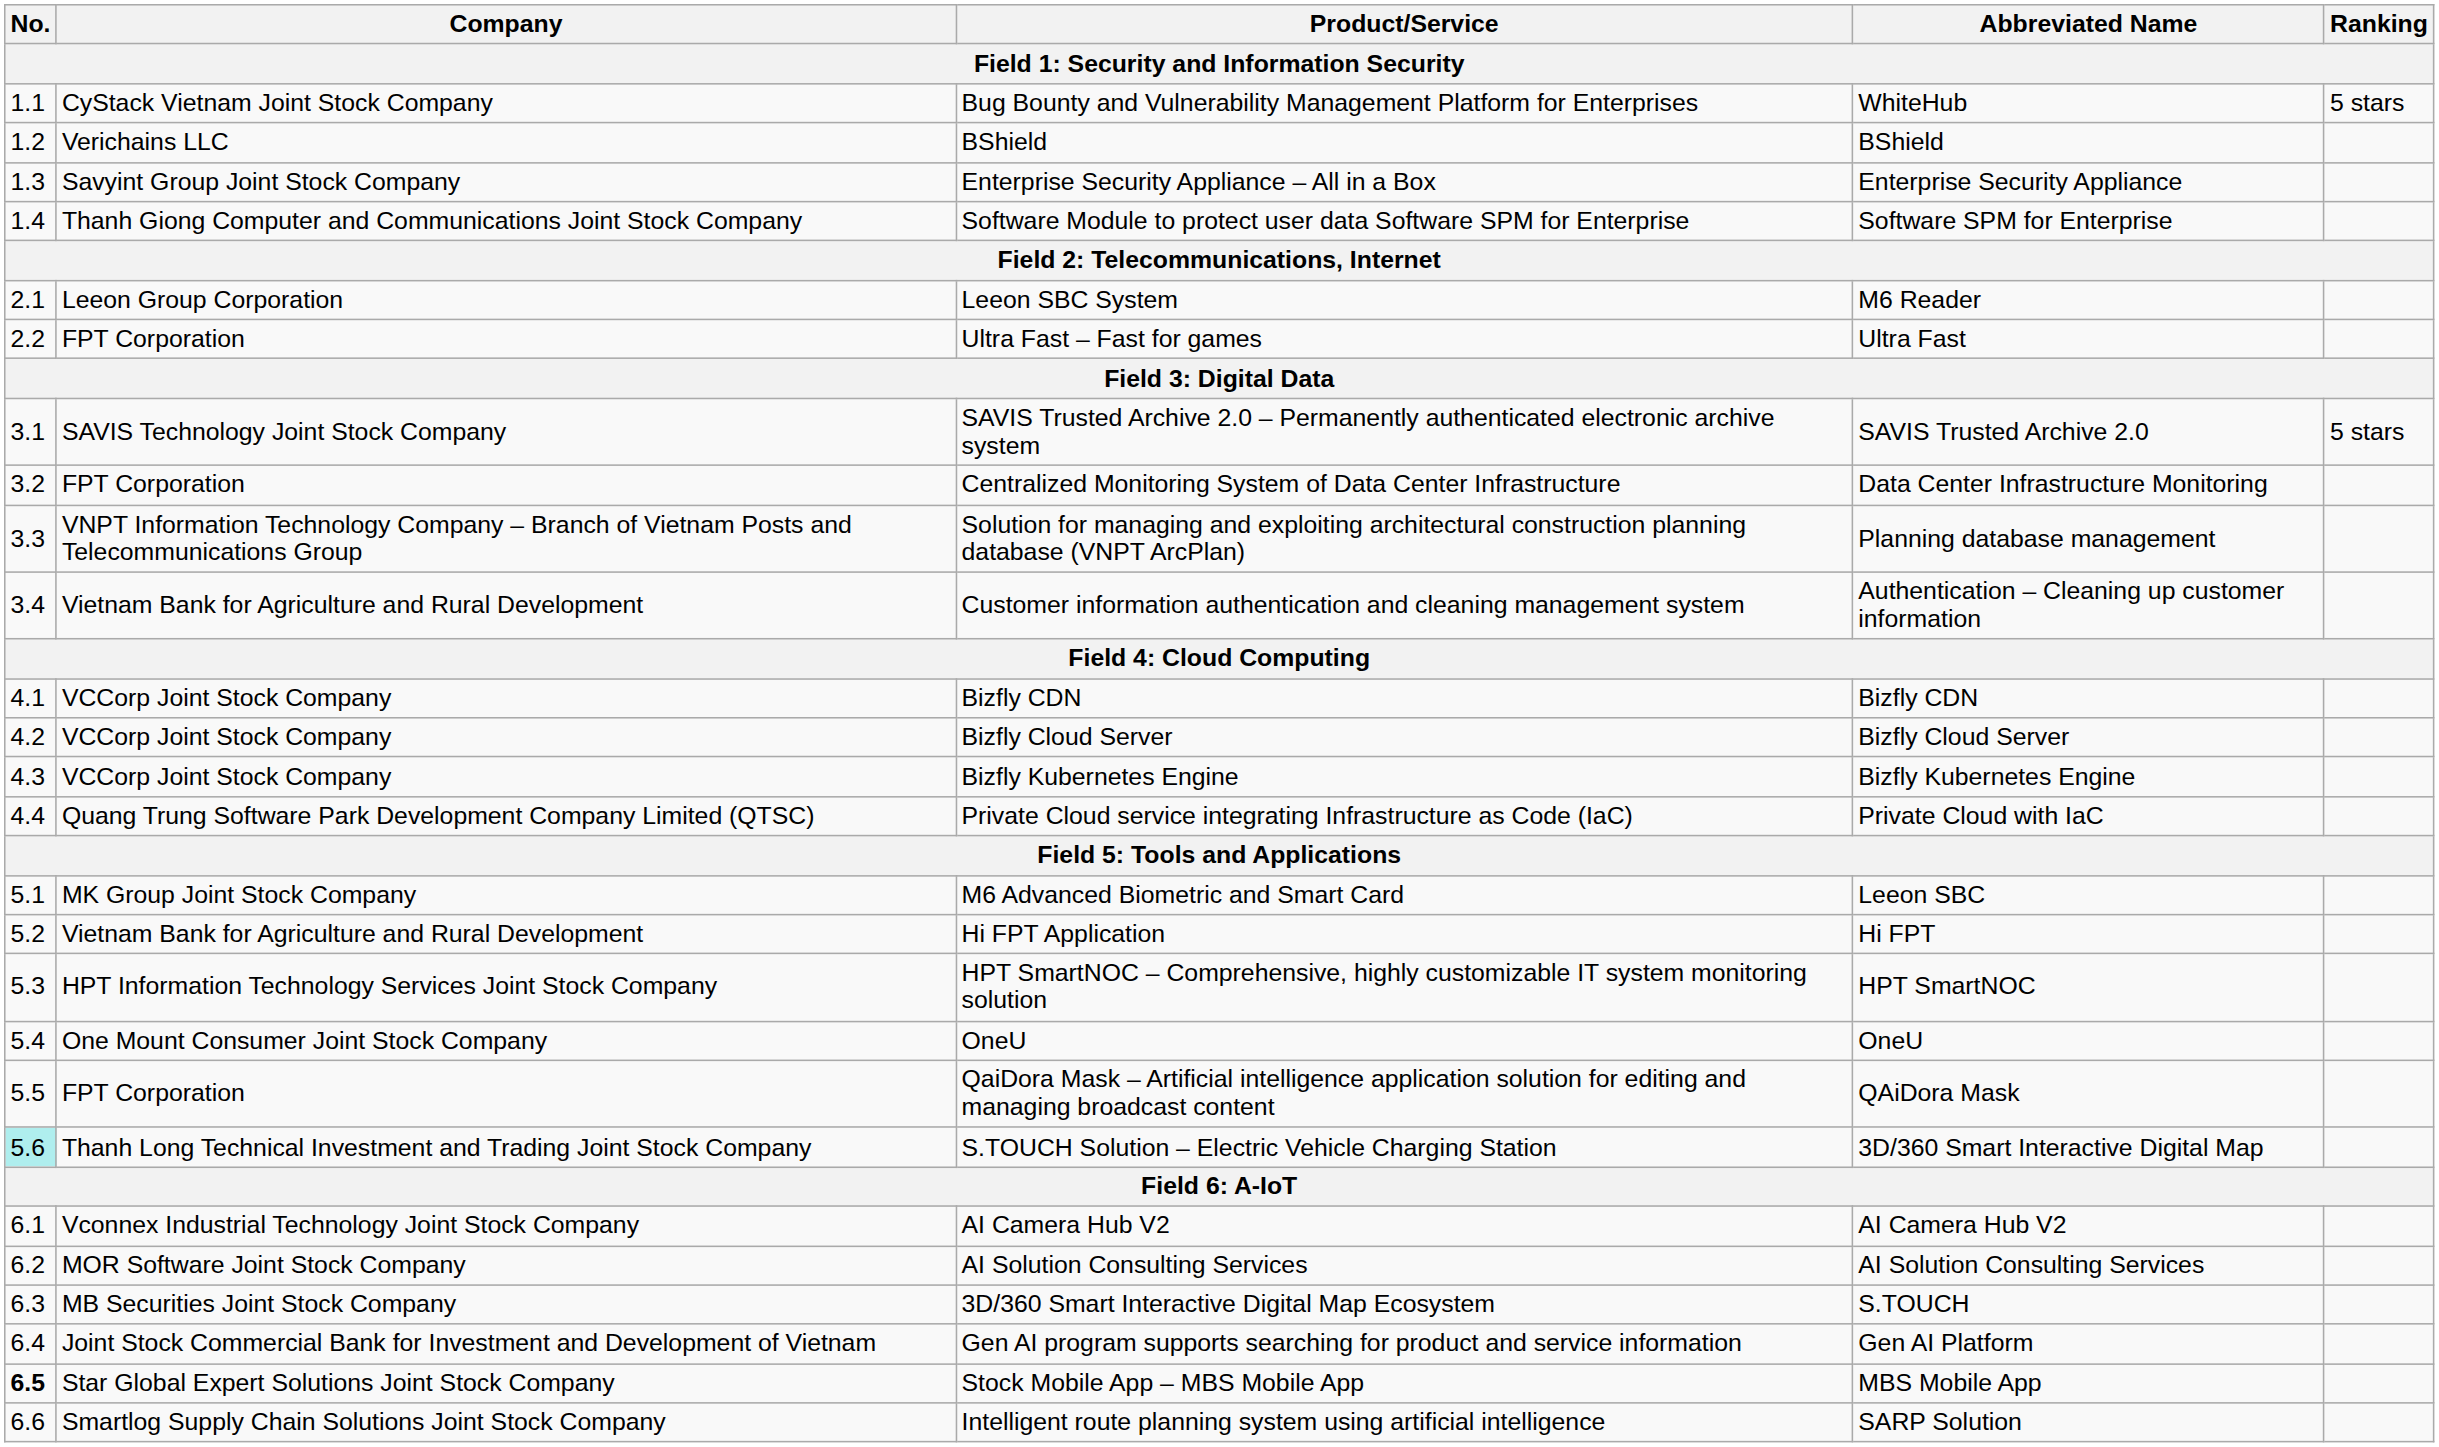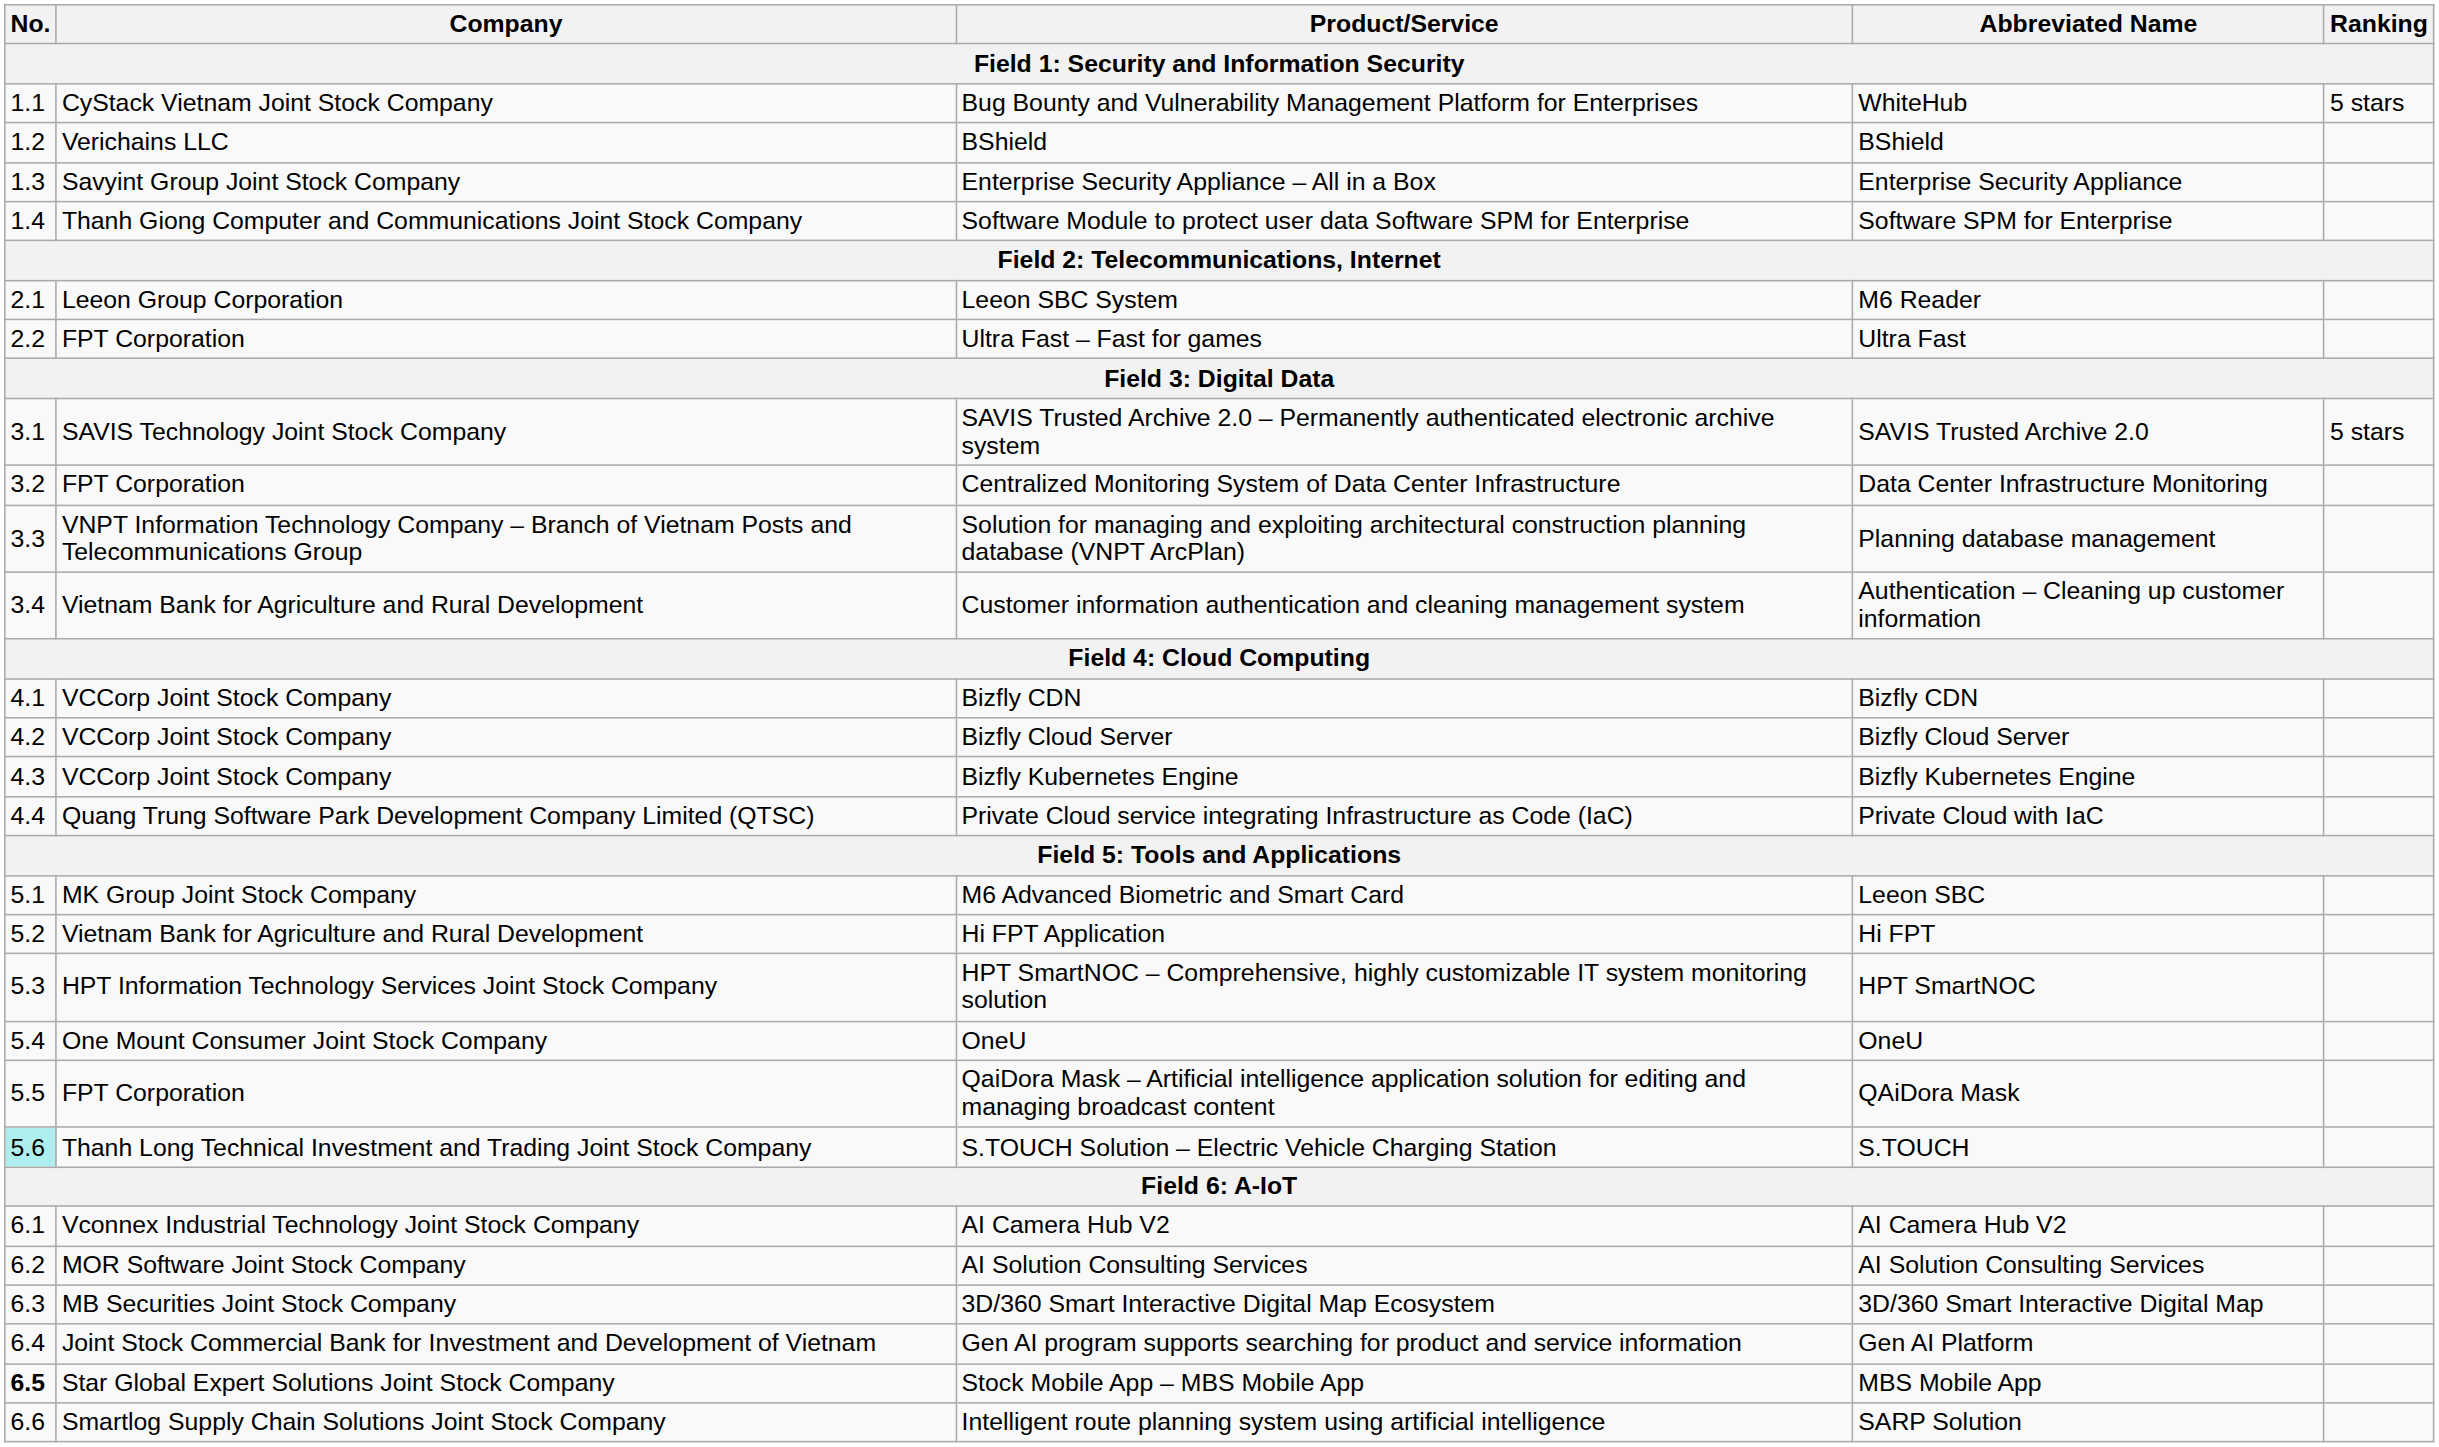(2061, 1146) 3D/360 Smart Interactive Digital Map -> (1914, 1146) S.TOUCH
(1914, 1304) S.TOUCH -> (2061, 1304) 3D/360 Smart Interactive Digital Map
